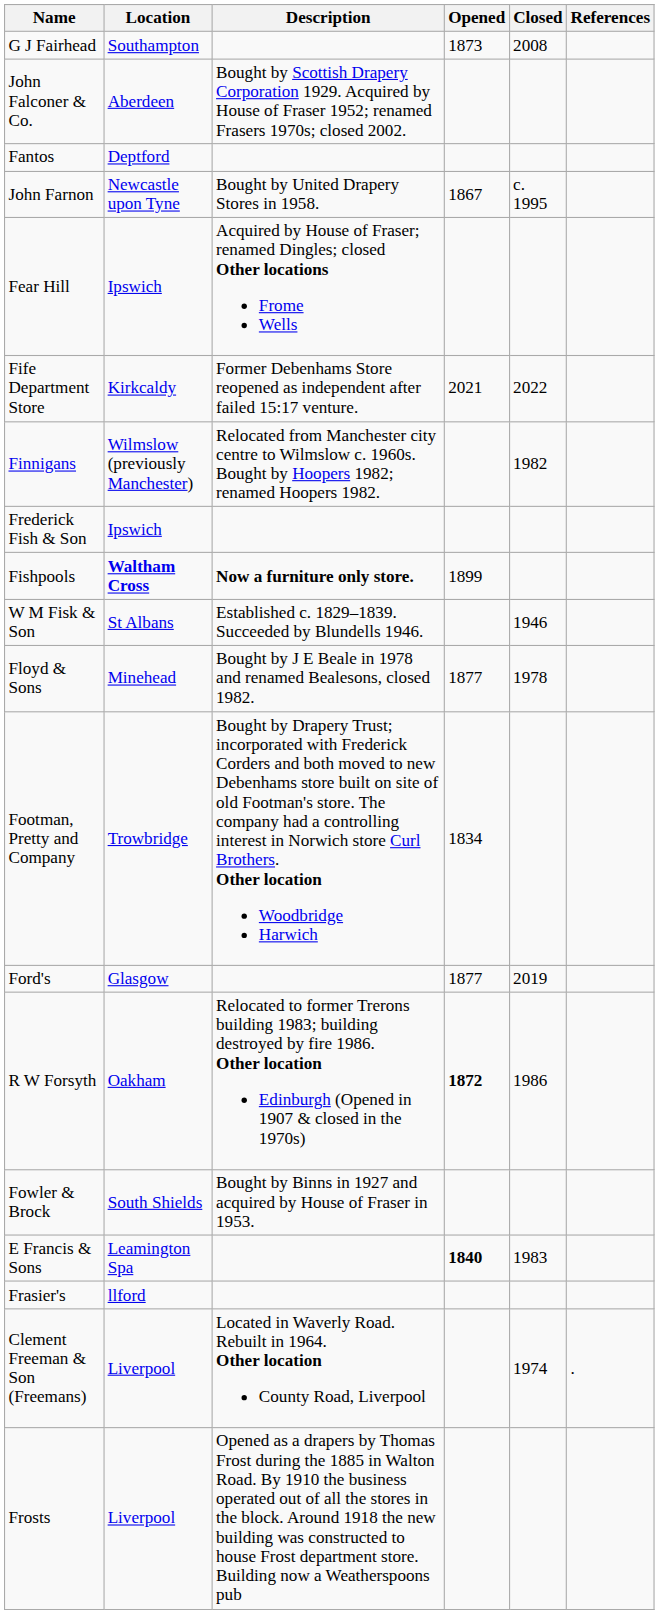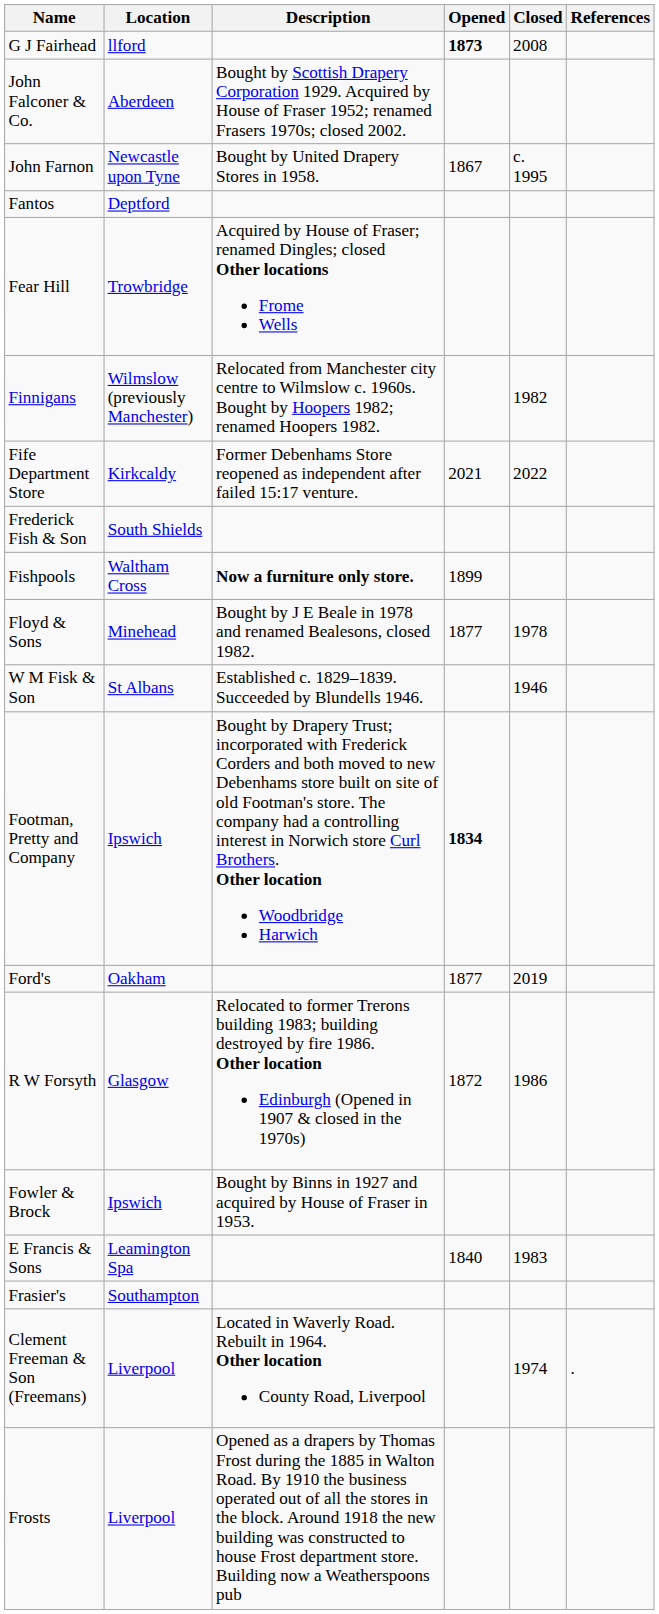(153, 45) Southampton -> (127, 45) llford
(465, 45) normal -> (465, 45) bold
rows swapped: (31, 157) <-> (51, 194)
(135, 286) Ipswich -> (148, 286) Trowbridge
rows swapped: (42, 463) <-> (49, 388)
(135, 529) Ipswich -> (155, 529) South Shields
(141, 575) bold -> (138, 575) normal
rows swapped: (52, 622) <-> (37, 678)
(148, 838) Trowbridge -> (135, 838) Ipswich
(465, 838) normal -> (465, 838) bold
(138, 978) Glasgow -> (137, 978) Oakham
(137, 1080) Oakham -> (138, 1080) Glasgow
(465, 1080) bold -> (465, 1080) normal
(155, 1202) South Shields -> (135, 1202) Ipswich
(465, 1258) bold -> (465, 1258) normal
(127, 1294) llford -> (153, 1294) Southampton
